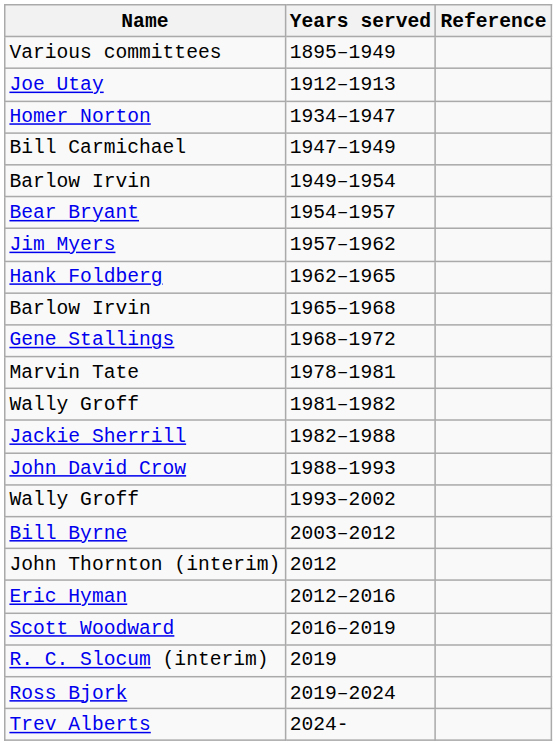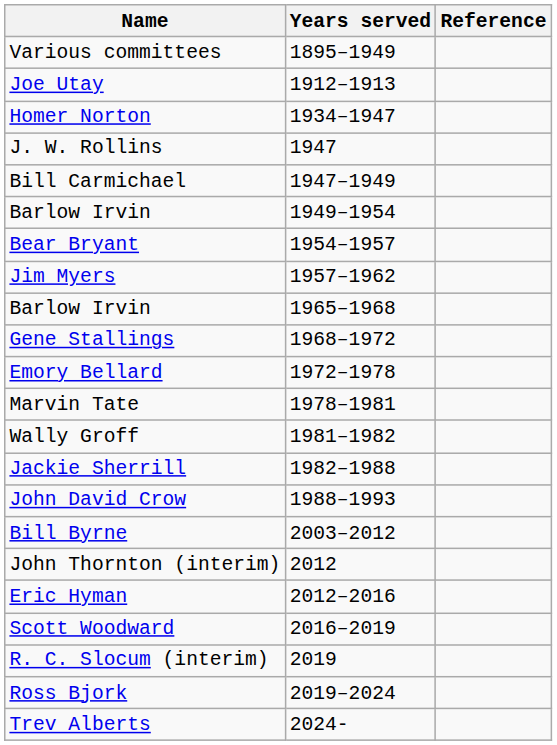+ row: (86, 149)
- row: (86, 277)
+ row: (86, 373)
- row: (74, 501)
